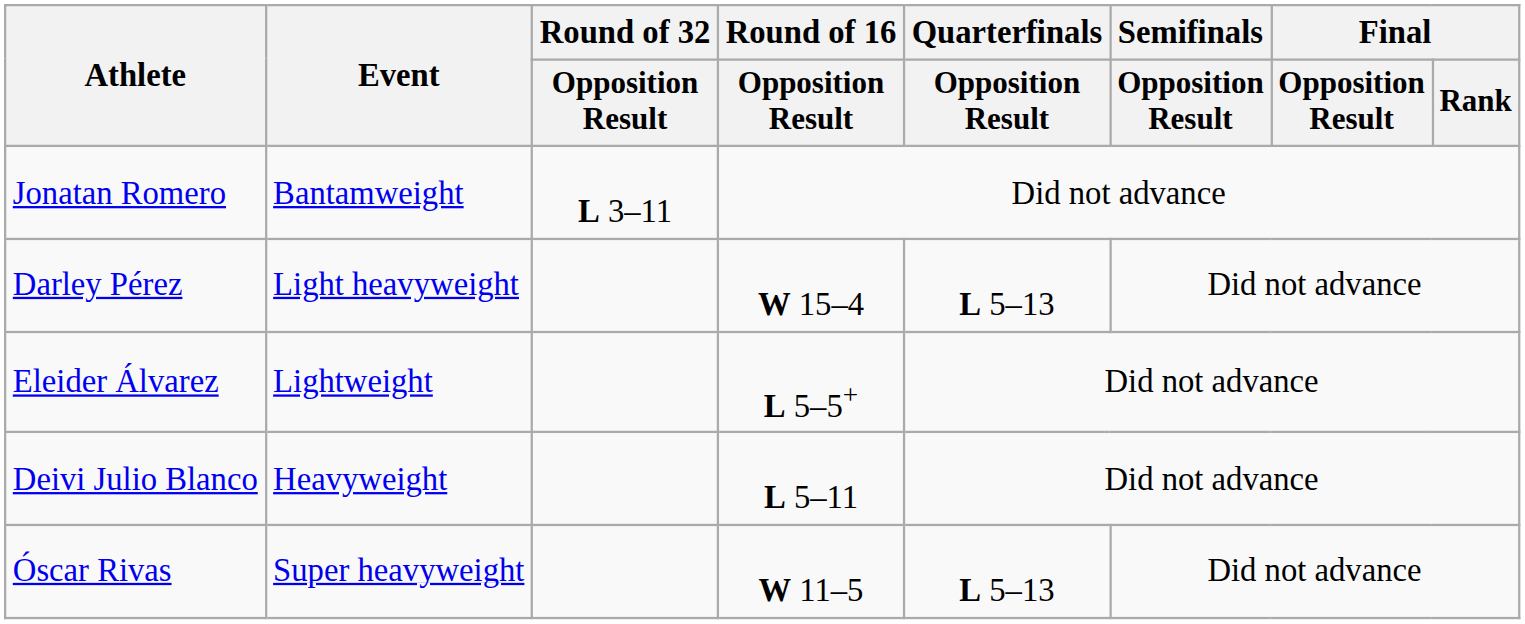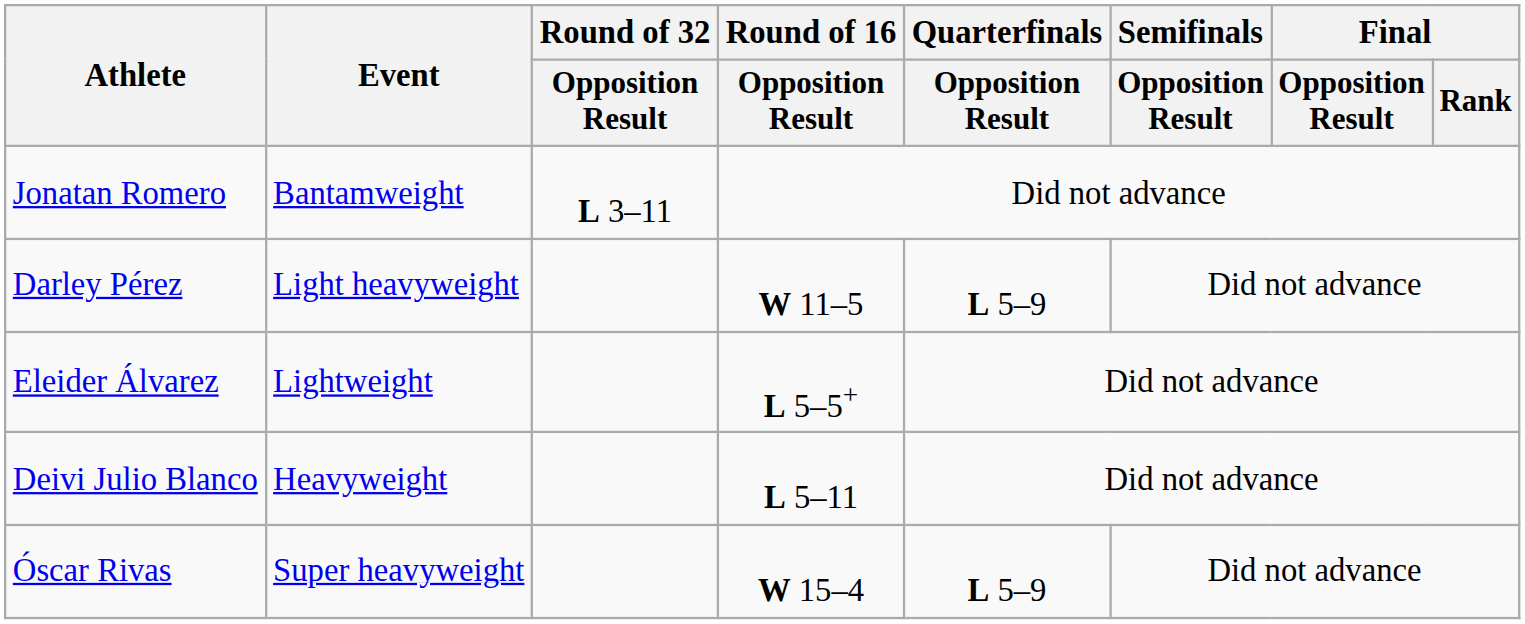(811, 304) W 15–4 -> (811, 304) W 11–5
(1007, 304) L 5–13 -> (1007, 304) L 5–9
(811, 590) W 11–5 -> (811, 590) W 15–4
(1007, 590) L 5–13 -> (1007, 590) L 5–9
